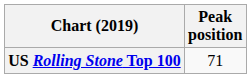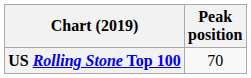(215, 60) 71 -> (215, 60) 70
